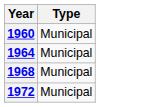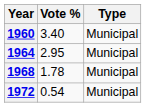+ column: (60, 14)
